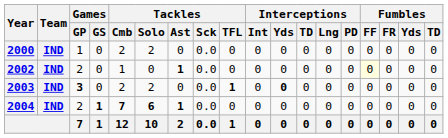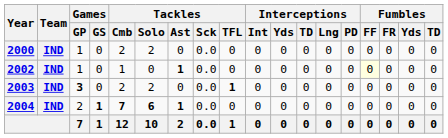(80, 69) 2 -> (80, 69) 1
(284, 87) bold -> (284, 87) normal
